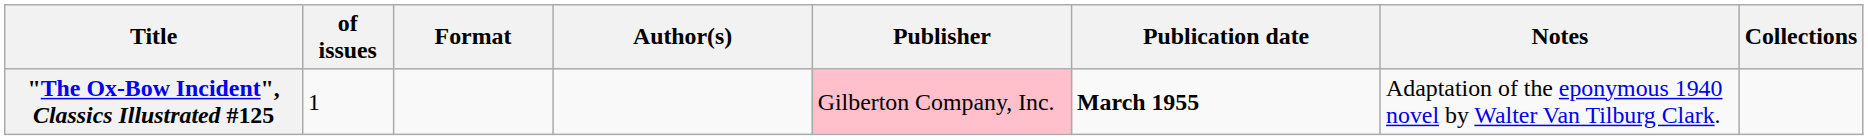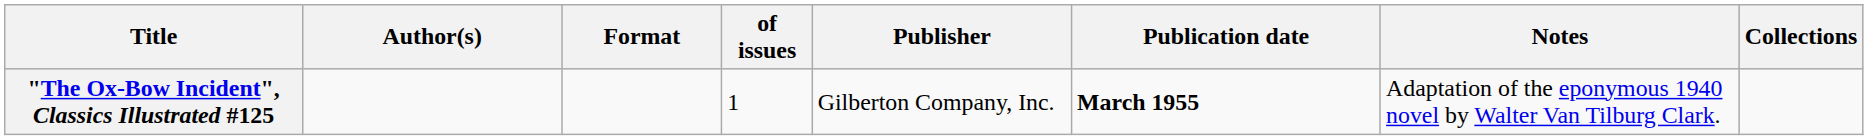columns swapped: (348, 36) <-> (683, 36)
(936, 101) pink background -> (936, 101) no background
